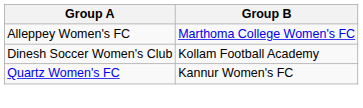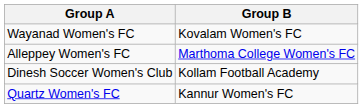+ row: (71, 34)
